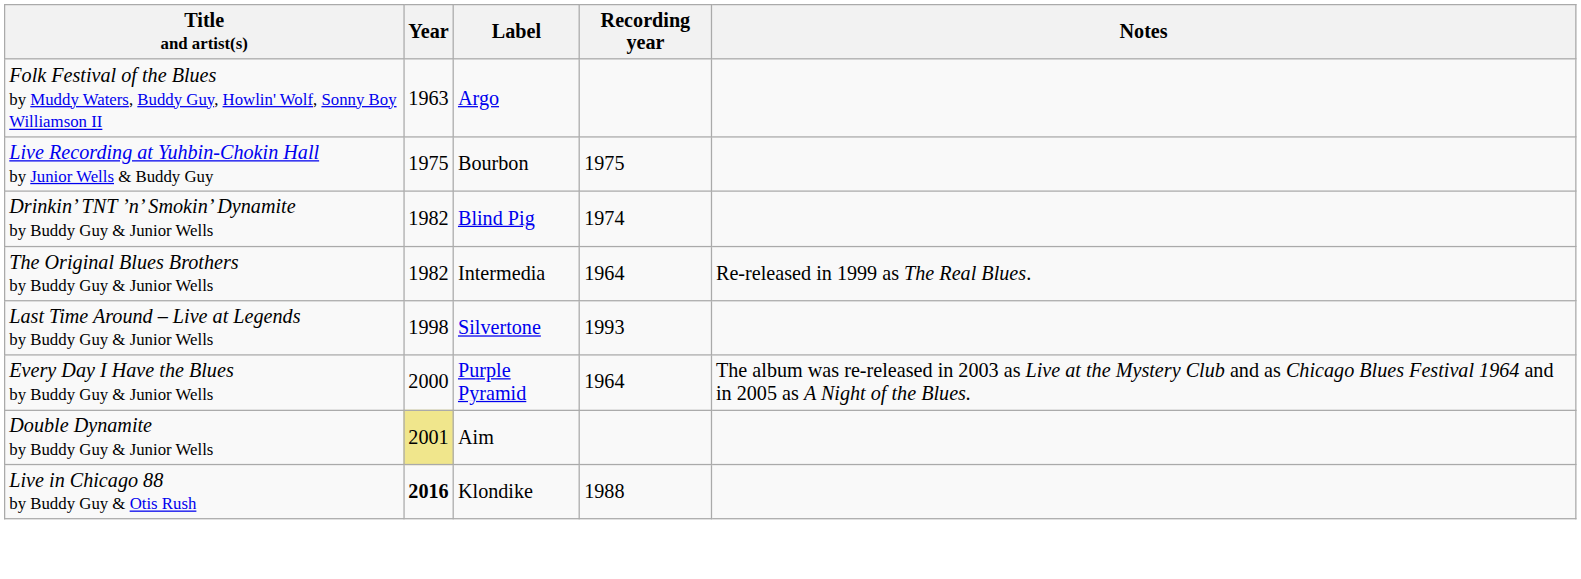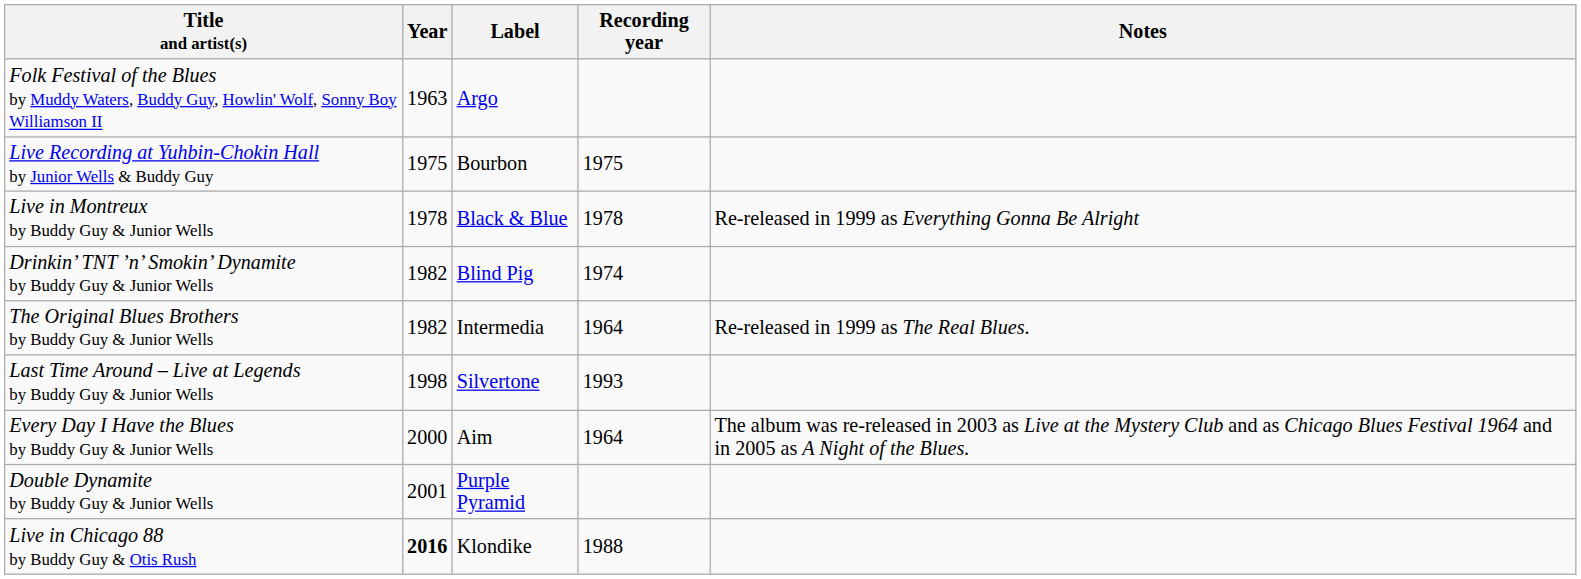+ row: (111, 218)
(492, 382) Purple Pyramid -> (475, 437) Aim
(429, 437) khaki background -> (427, 491) no background
(476, 437) Aim -> (491, 491) Purple Pyramid
